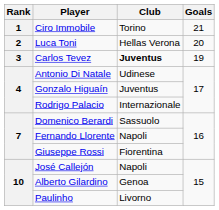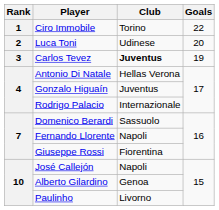(199, 27) 21 -> (199, 27) 22
(150, 43) Hellas Verona -> (137, 43) Udinese
(137, 74) Udinese -> (150, 74) Hellas Verona
